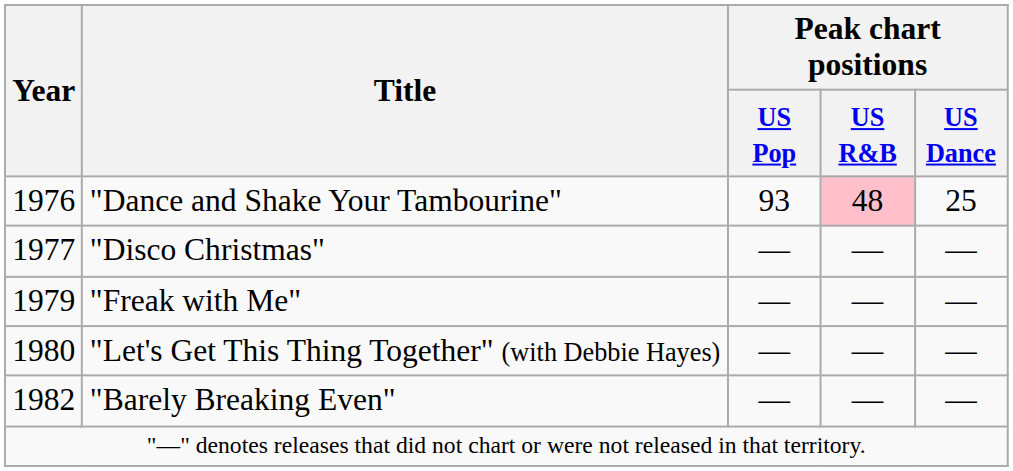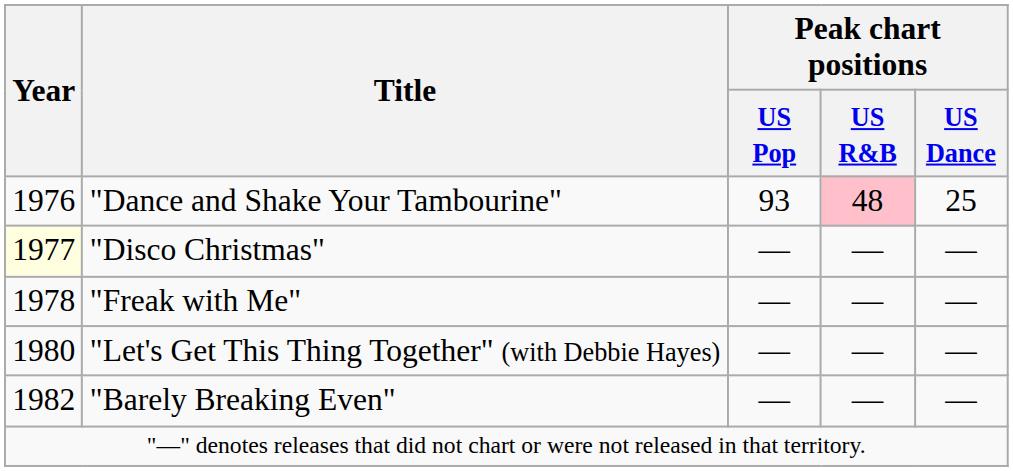(44, 250) no background -> (44, 250) lightyellow background
(44, 300) 1979 -> (44, 300) 1978
